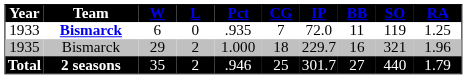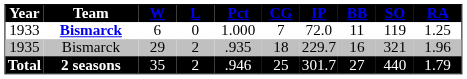(238, 30) .935 -> (238, 30) 1.000
(238, 47) 1.000 -> (238, 47) .935
